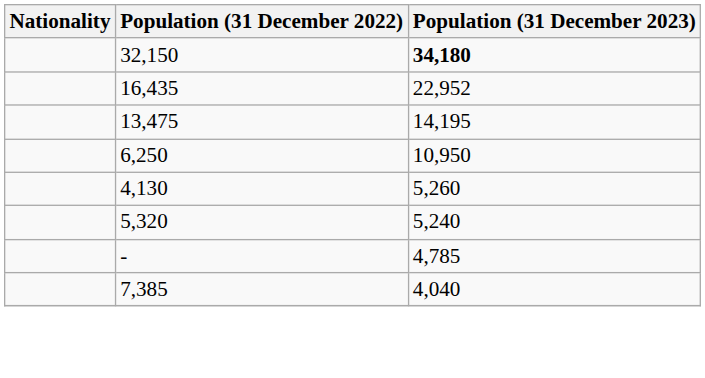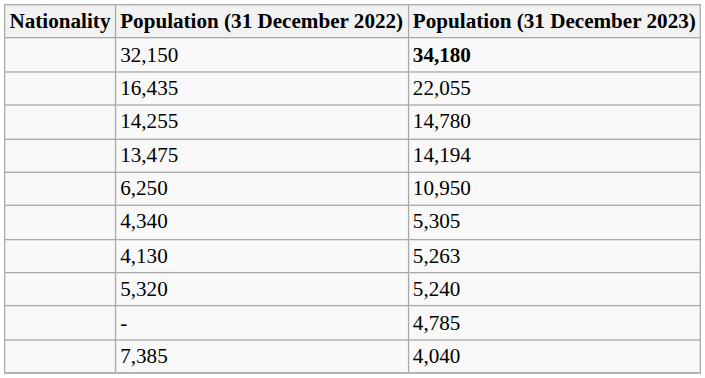(442, 88) 22,952 -> (442, 88) 22,055
+ row: (149, 121)
(442, 121) 14,195 -> (442, 155) 14,194
+ row: (144, 222)
(437, 188) 5,260 -> (437, 255) 5,263
